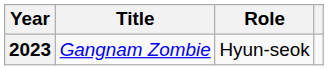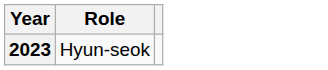- column: (135, 19)
